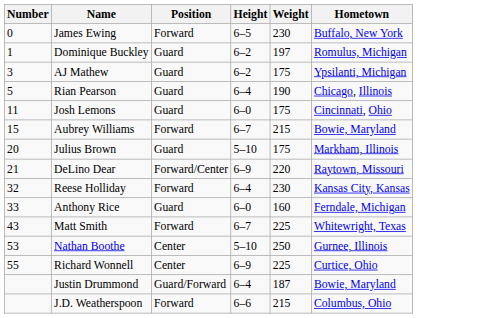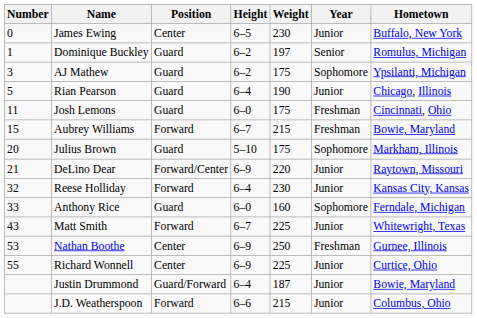+ column: (341, 14)
(174, 33) Forward -> (170, 33) Center
(245, 245) 5–10 -> (242, 245) 6–9
